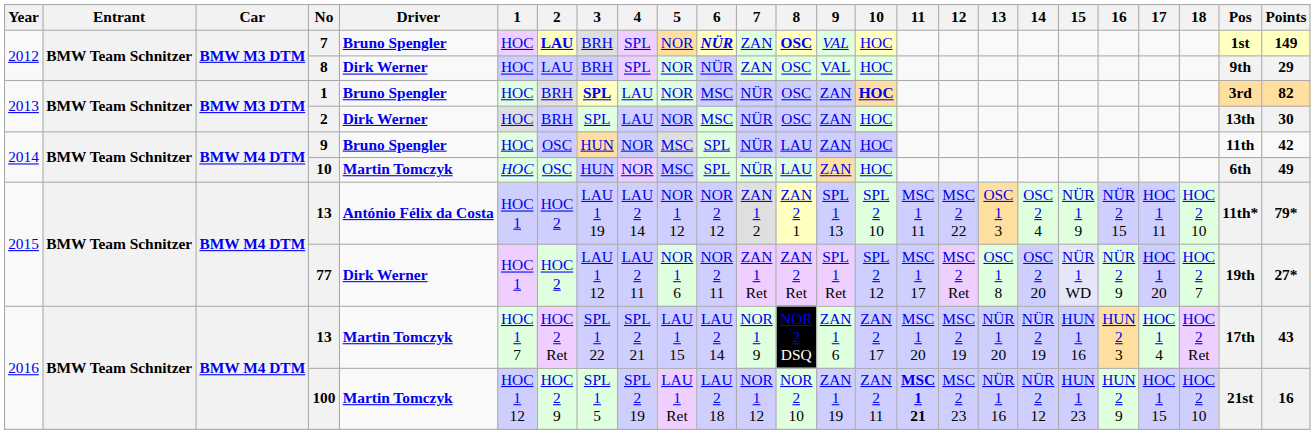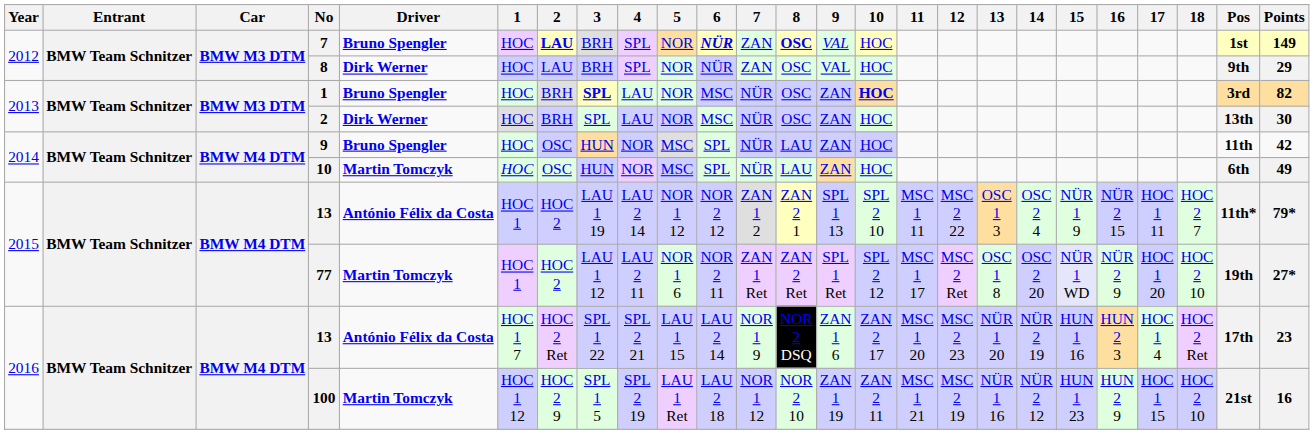(1199, 213) HOC 2 10 -> (1197, 213) HOC 2 7
(385, 275) Dirk Werner -> (398, 275) Martin Tomczyk
(1199, 275) HOC 2 7 -> (1197, 275) HOC 2 10
(398, 337) Martin Tomczyk -> (418, 337) António Félix da Costa
(959, 337) MSC 2 19 -> (957, 337) MSC 2 23
(1286, 337) 43 -> (1284, 337) 23
(918, 399) bold -> (917, 399) normal
(959, 399) MSC 2 23 -> (957, 399) MSC 2 19
